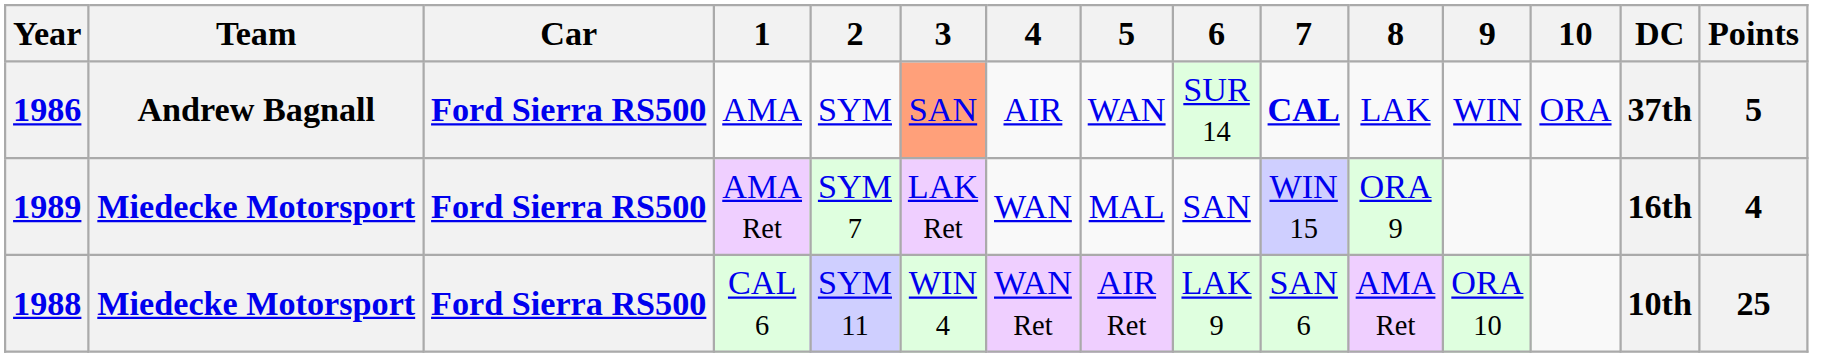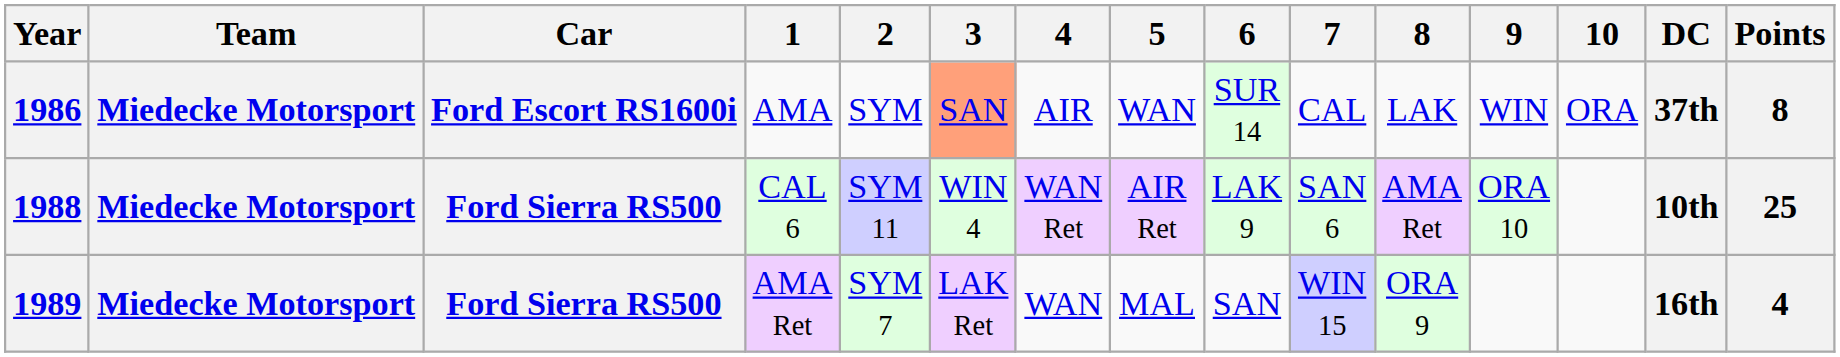(256, 109) Andrew Bagnall -> (256, 109) Miedecke Motorsport
(569, 109) Ford Sierra RS500 -> (584, 109) Ford Escort RS1600i
(1304, 109) bold -> (1332, 109) normal
(1753, 109) 5 -> (1780, 109) 8
rows swapped: (47, 303) <-> (47, 206)
